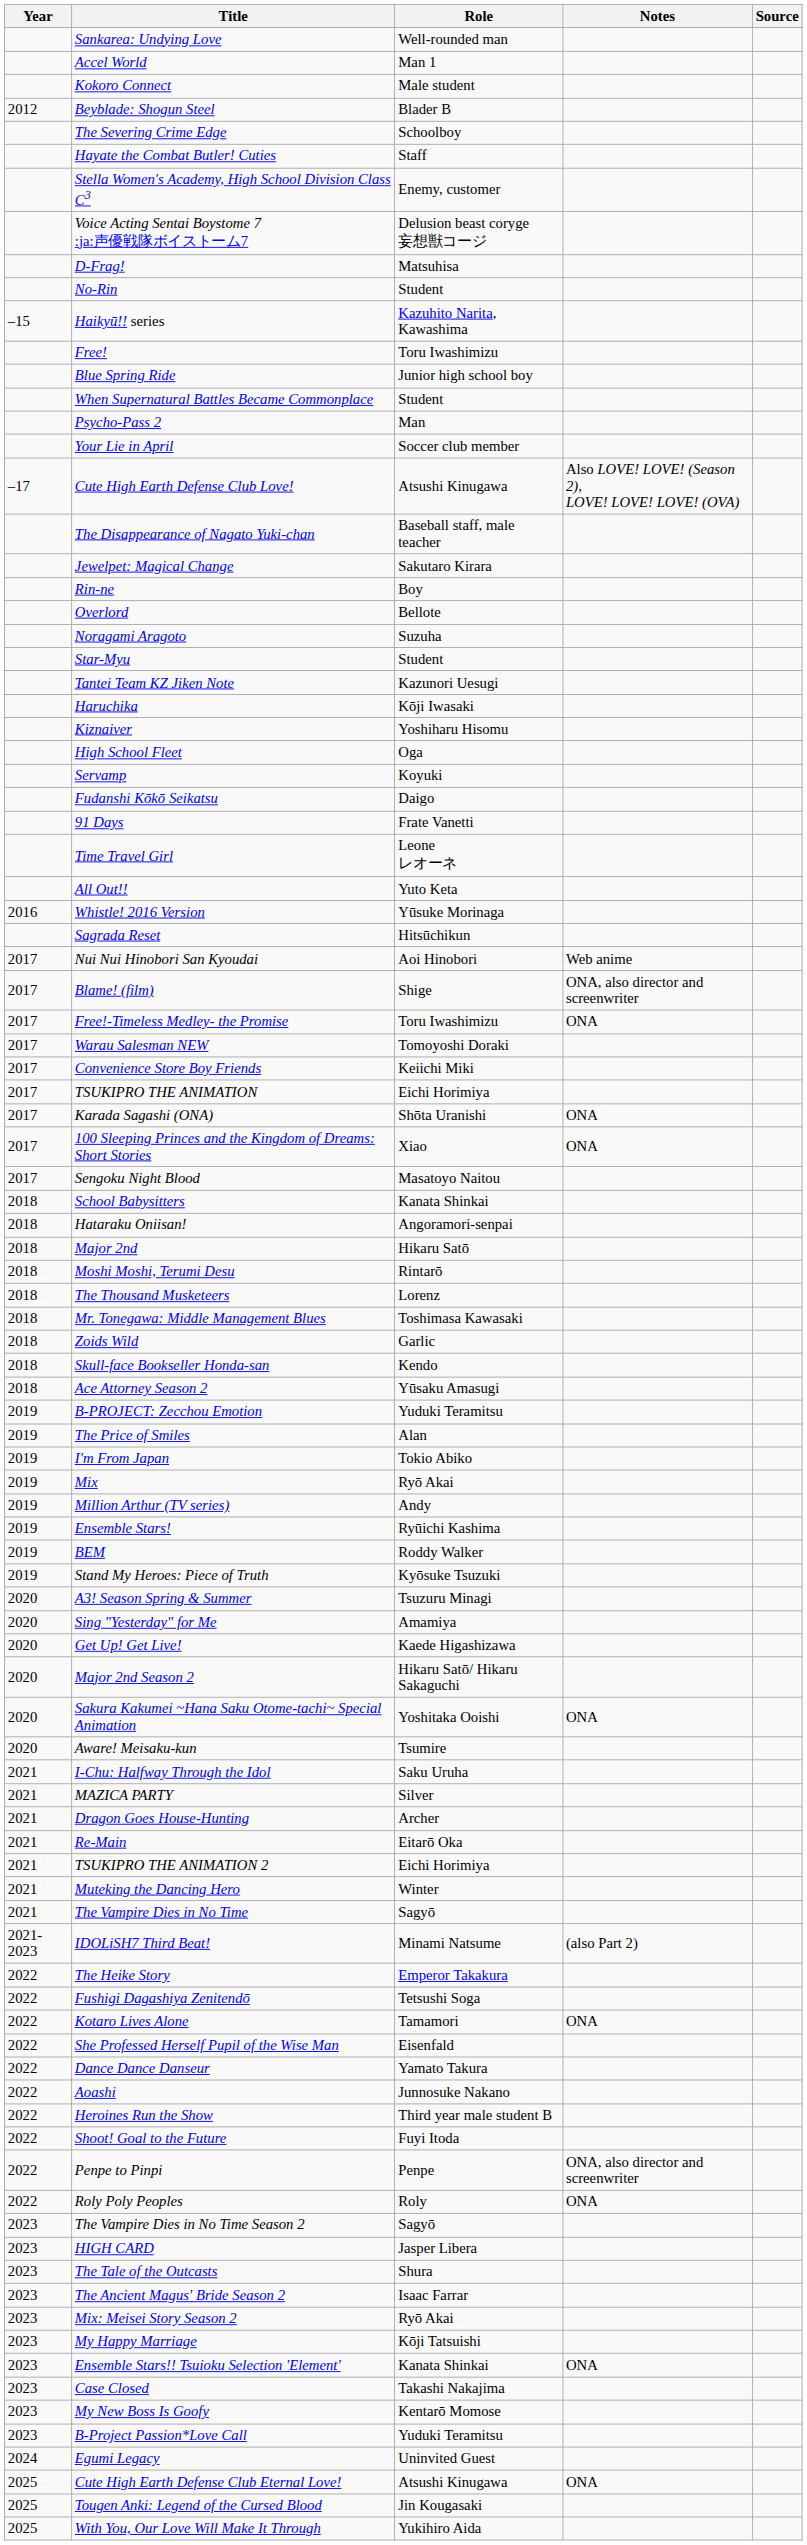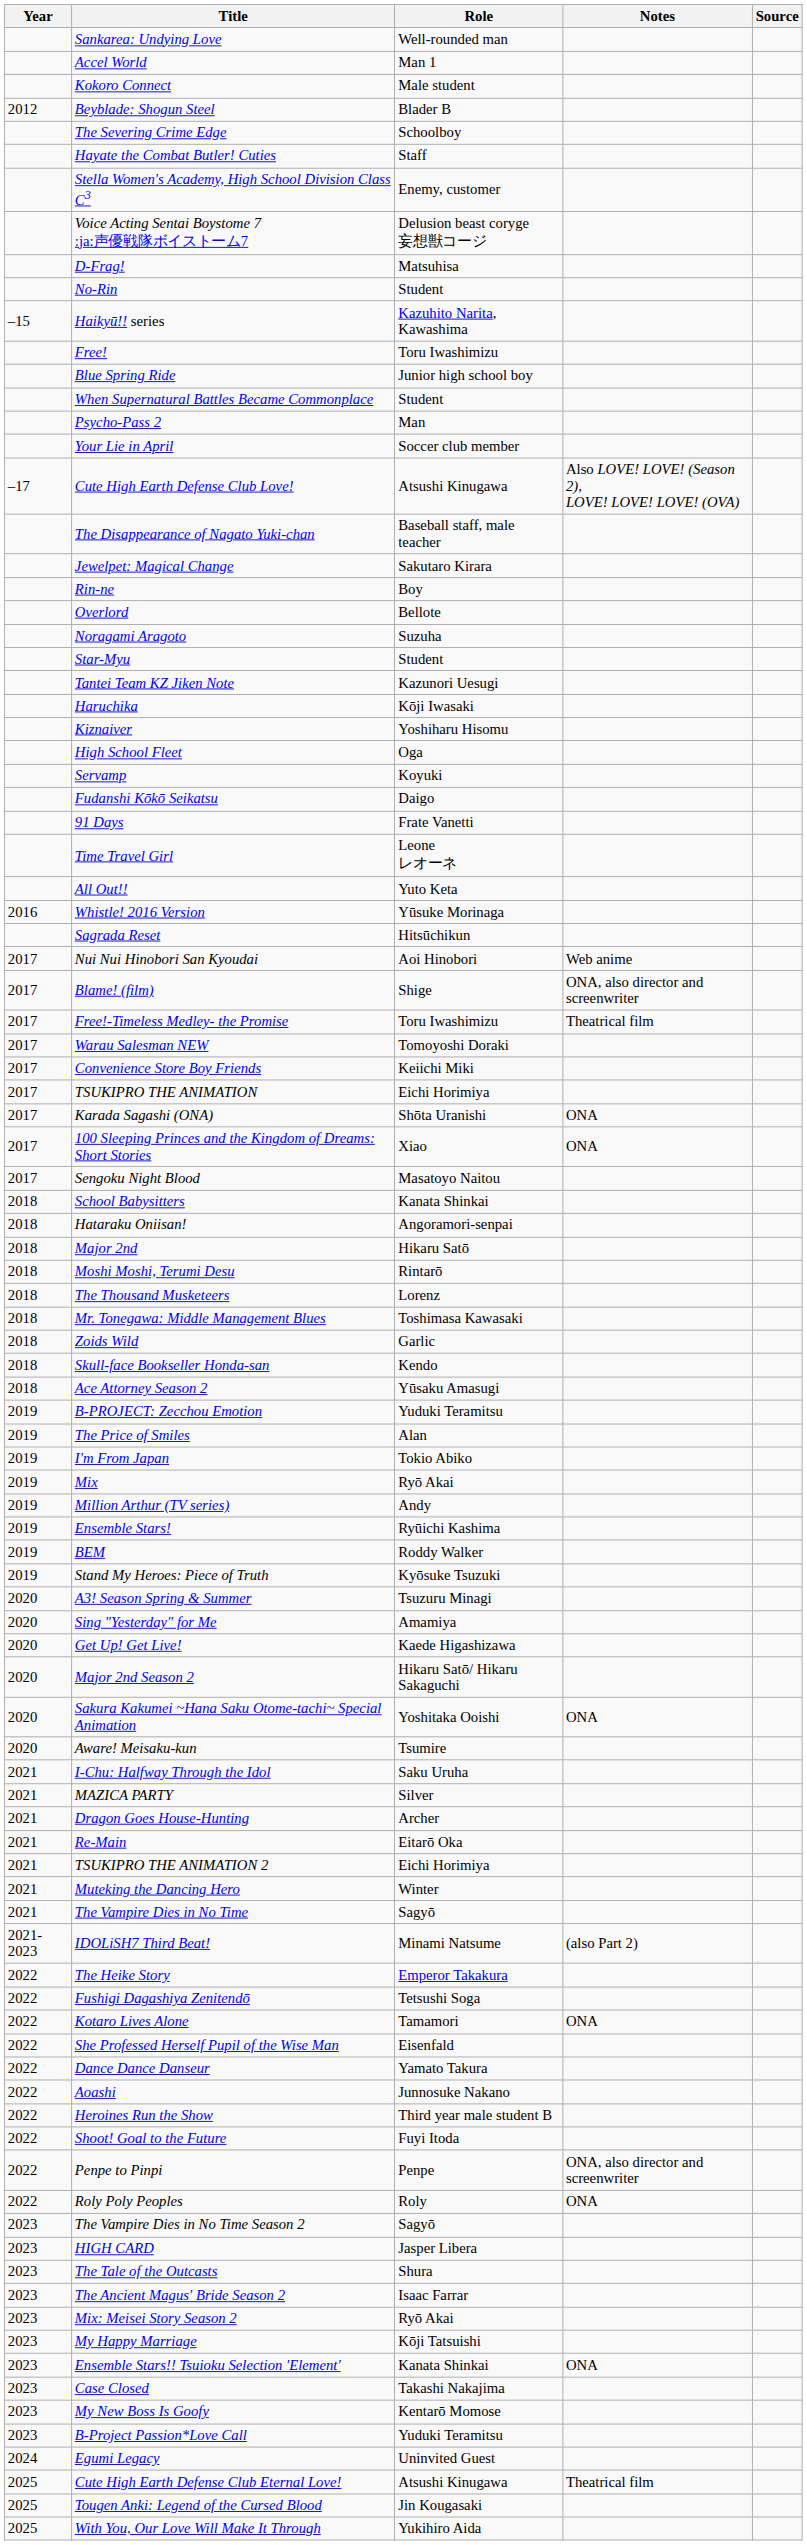(582, 1021) ONA -> (610, 1021) Theatrical film
(582, 2482) ONA -> (610, 2482) Theatrical film
